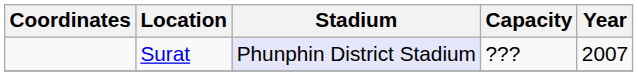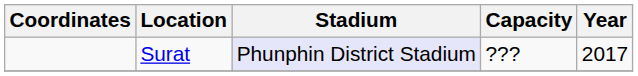(605, 53) 2007 -> (605, 53) 2017
